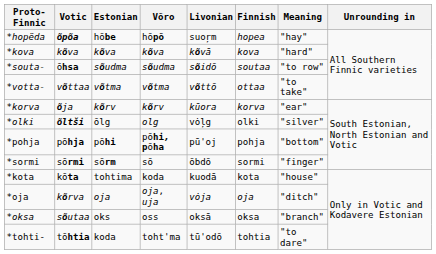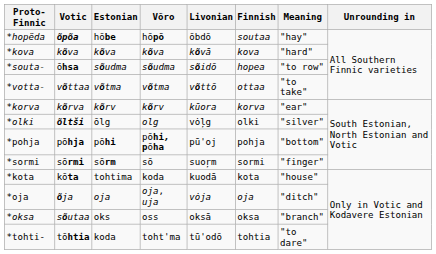(203, 37) suoŗm -> (200, 37) õbdõ
(251, 37) hopea -> (254, 37) soutaa
(254, 67) soutaa -> (251, 67) hopea
(65, 107) õja -> (70, 107) kõrva
(200, 162) õbdõ -> (203, 162) suoŗm
(70, 197) kõrva -> (65, 197) õja
